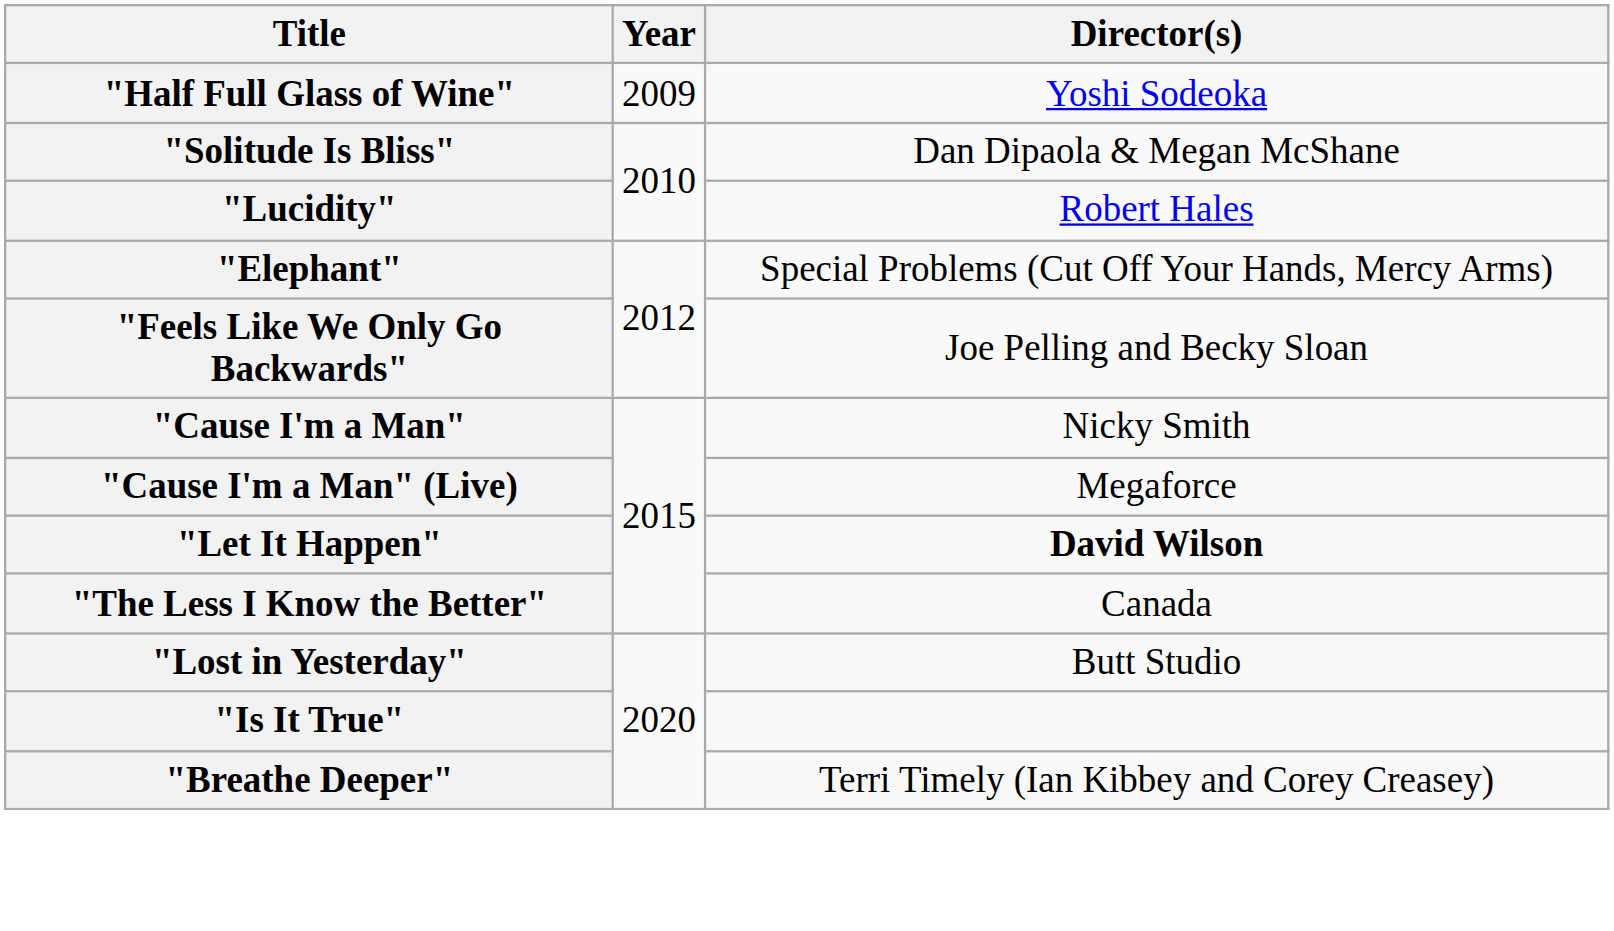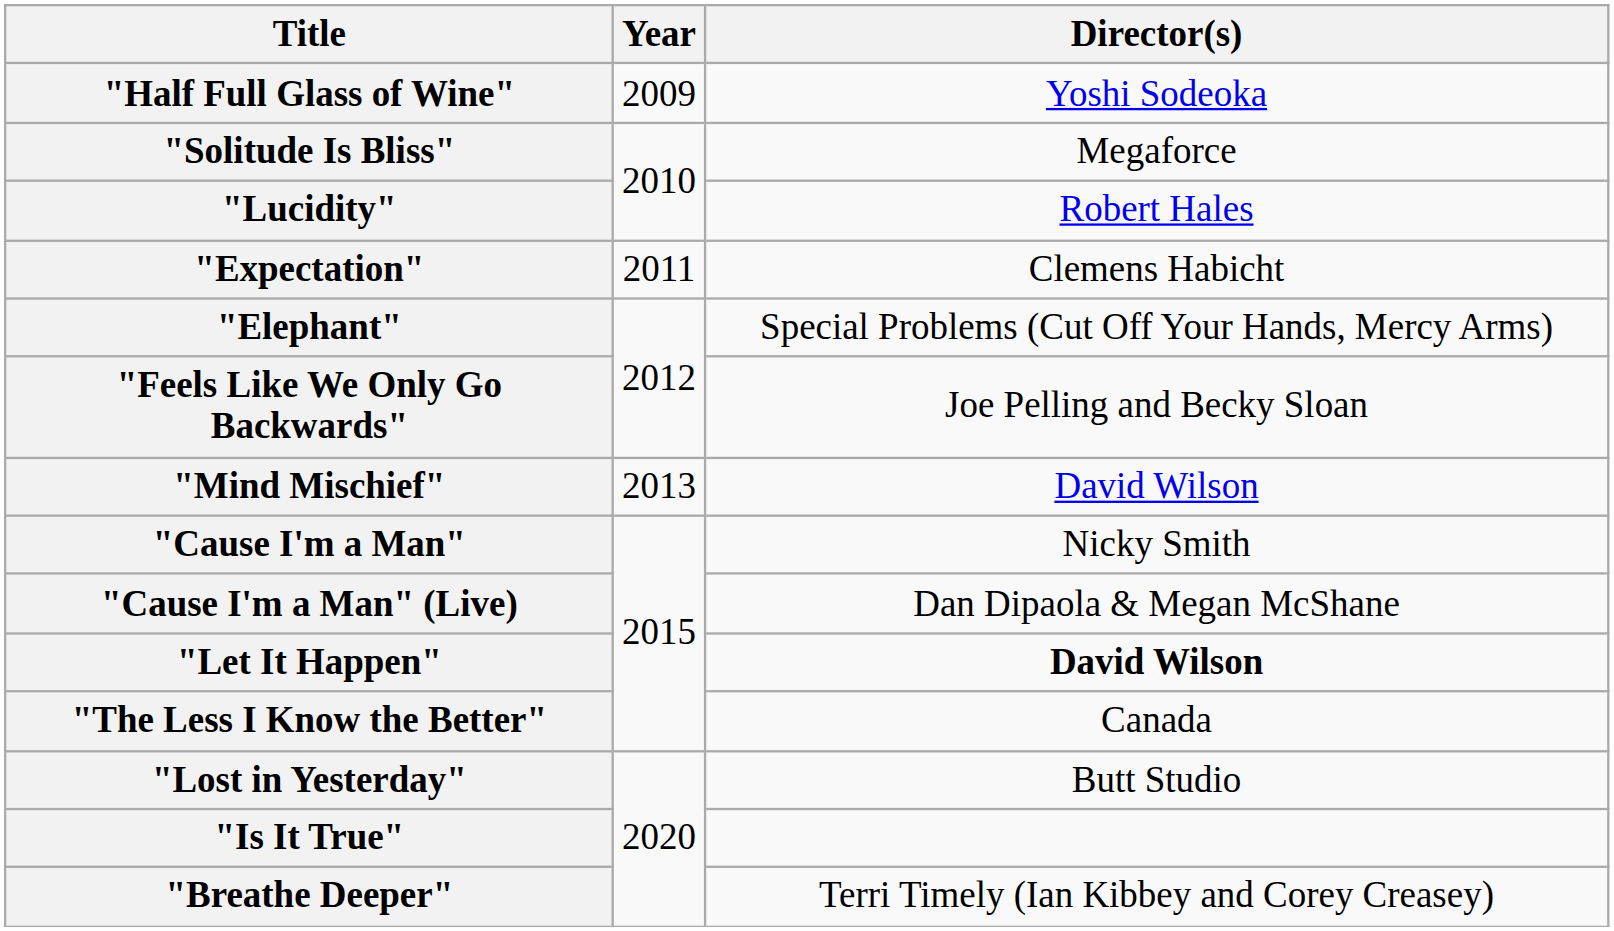(1157, 151) Dan Dipaola & Megan McShane -> (1157, 151) Megaforce
+ row: (309, 268)
+ row: (309, 485)
(1157, 485) Megaforce -> (1157, 602) Dan Dipaola & Megan McShane
